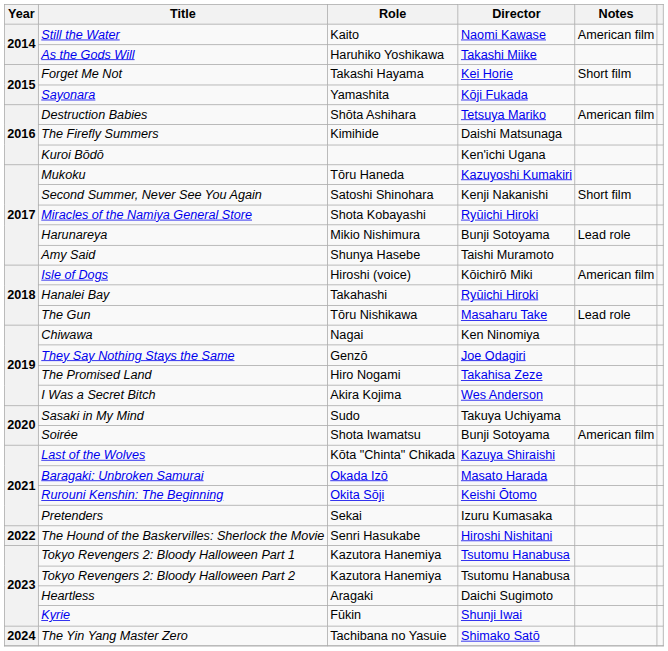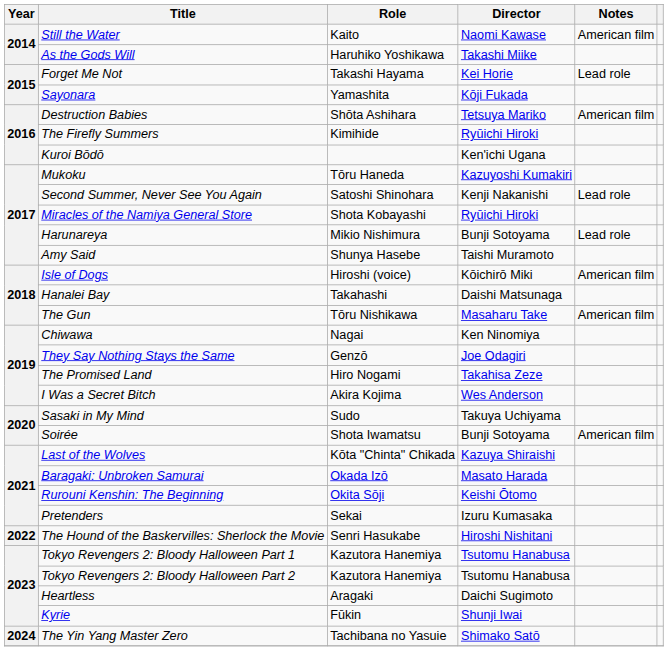(604, 74) Short film -> (604, 74) Lead role
(512, 134) Daishi Matsunaga -> (500, 134) Ryūichi Hiroki
(604, 194) Short film -> (604, 194) Lead role
(500, 295) Ryūichi Hiroki -> (512, 295) Daishi Matsunaga
(604, 315) Lead role -> (616, 315) American film
